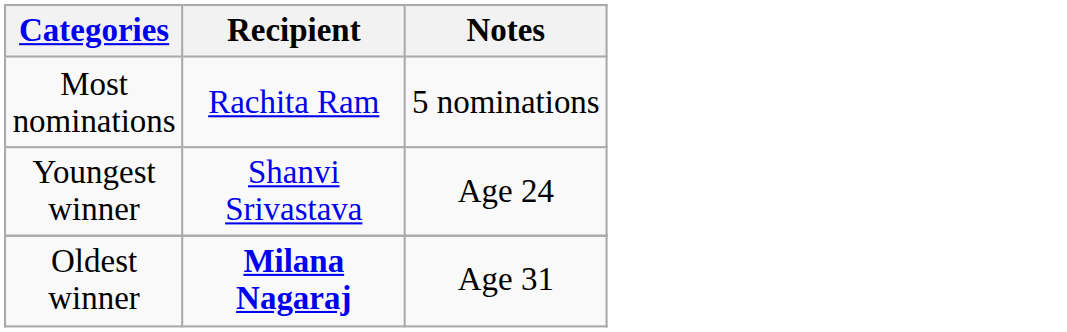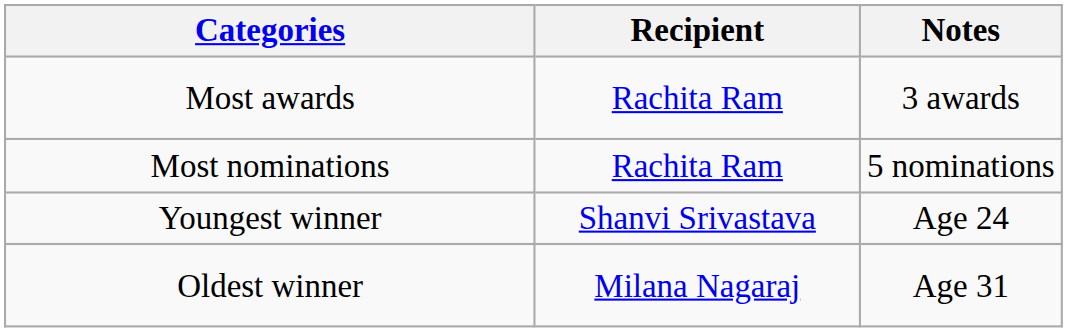+ row: (270, 97)
(294, 280) bold -> (697, 284) normal
